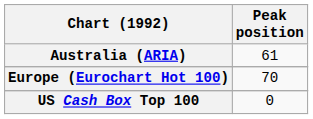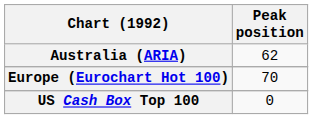(270, 56) 61 -> (270, 56) 62
